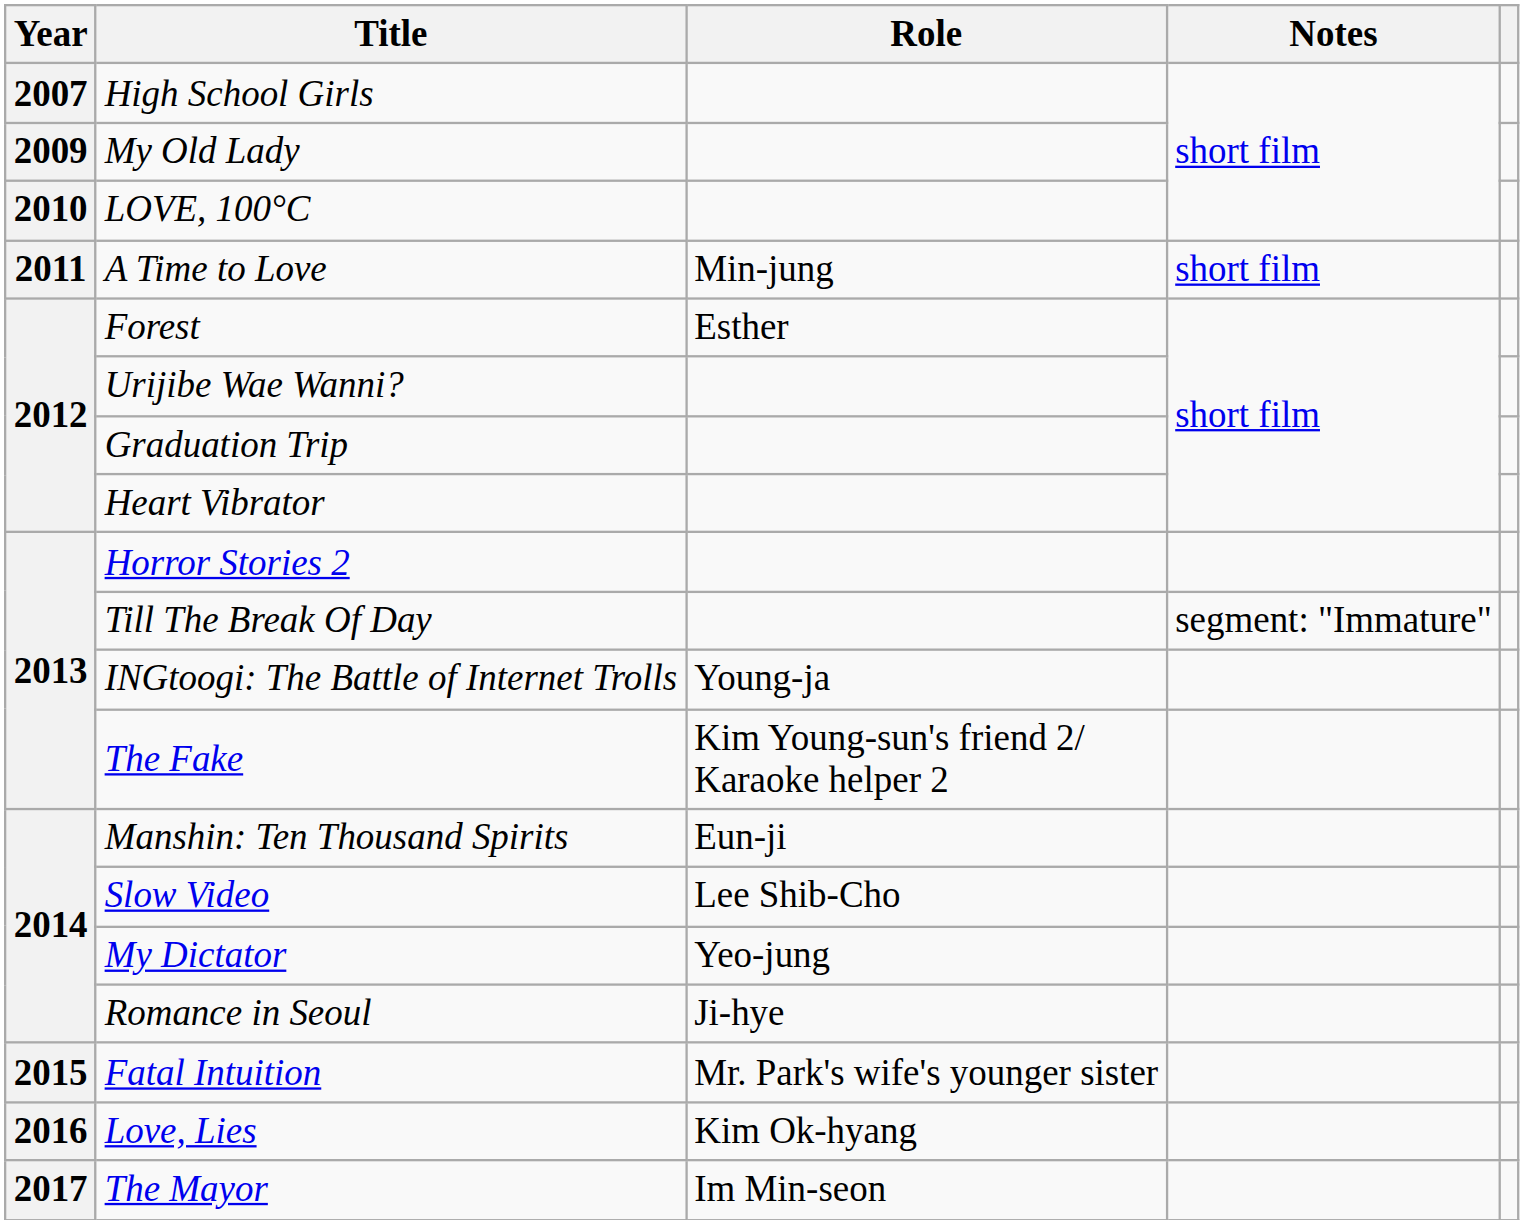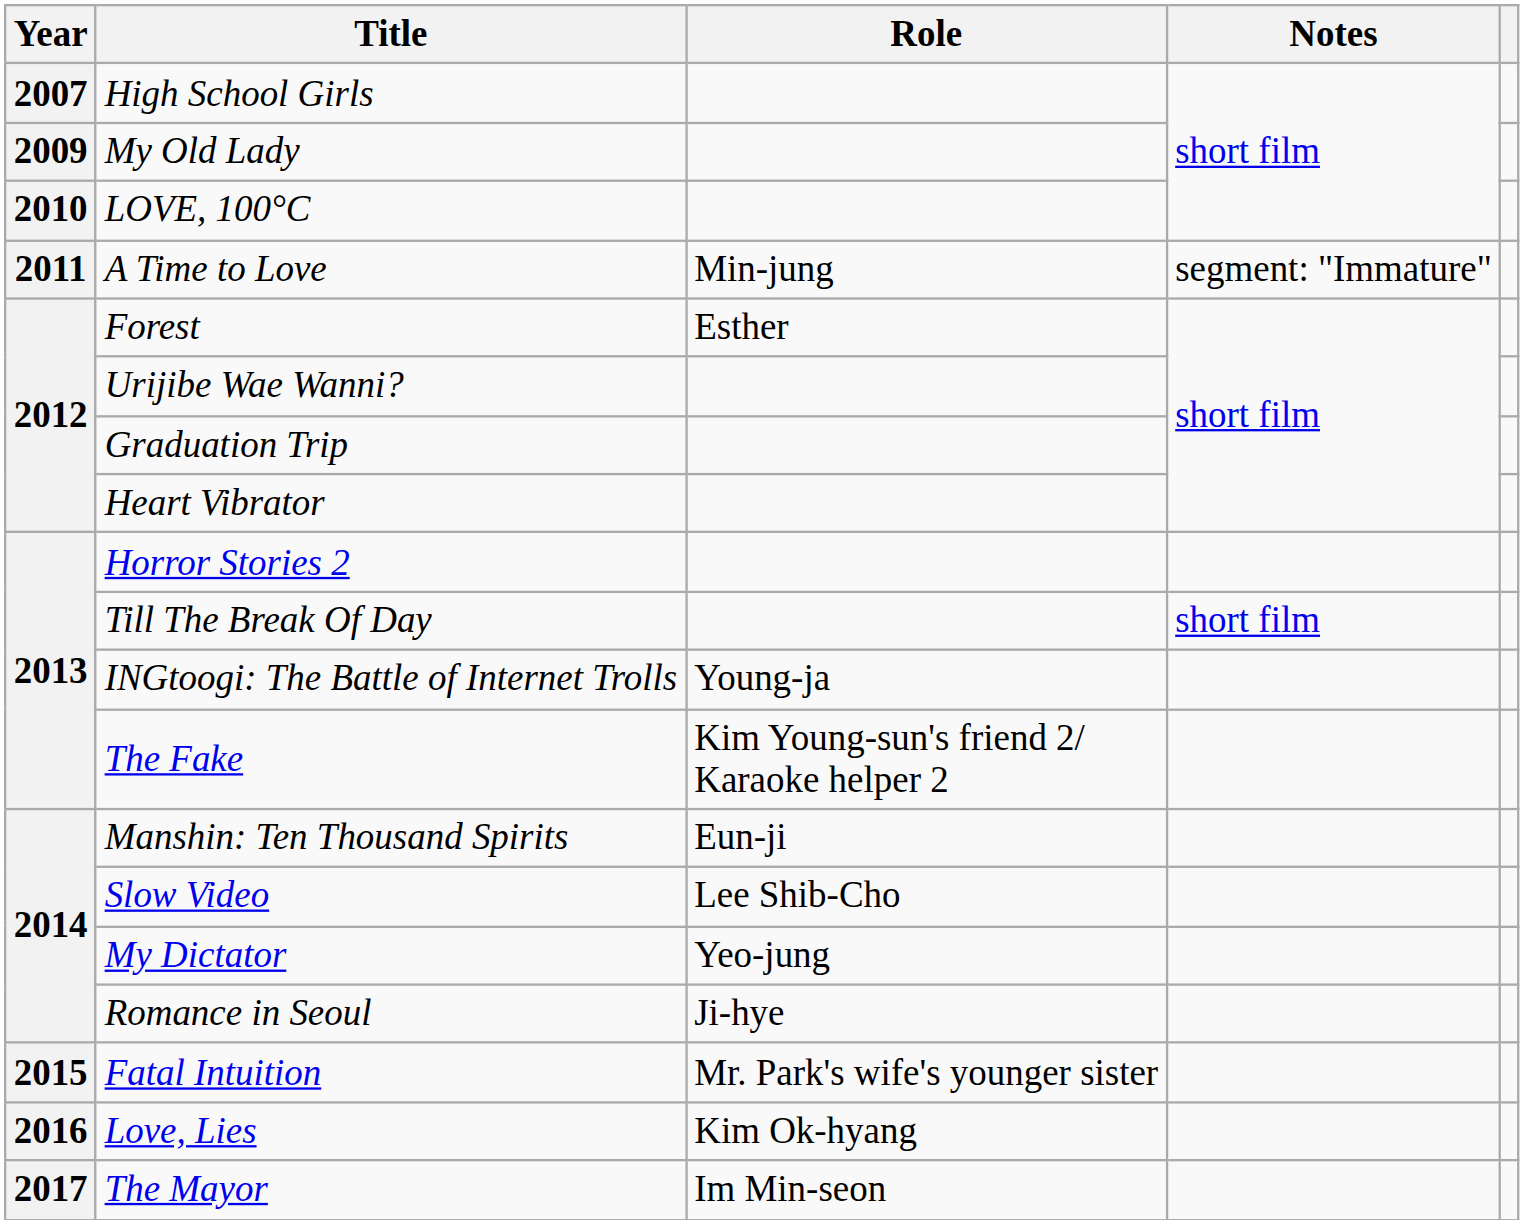(1248, 268) short film -> (1333, 268) segment: "Immature"
(1333, 619) segment: "Immature" -> (1248, 619) short film
